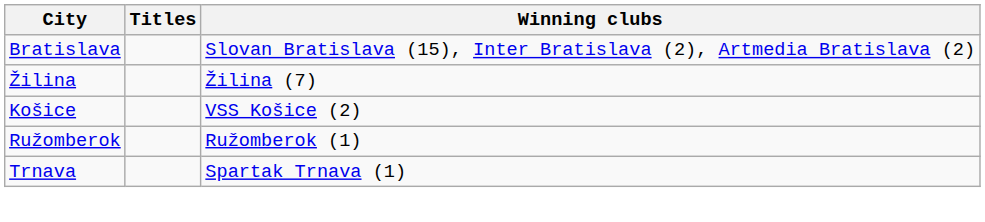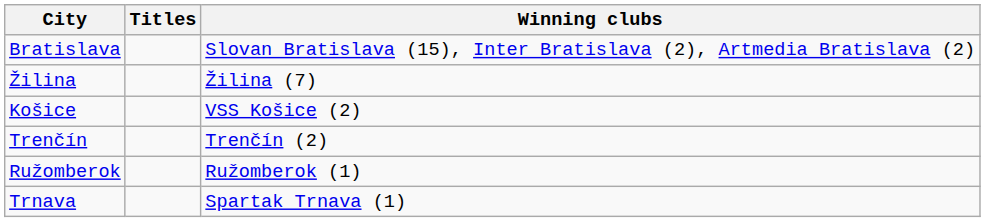+ row: (48, 141)
